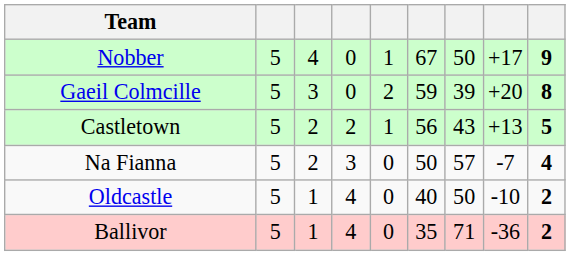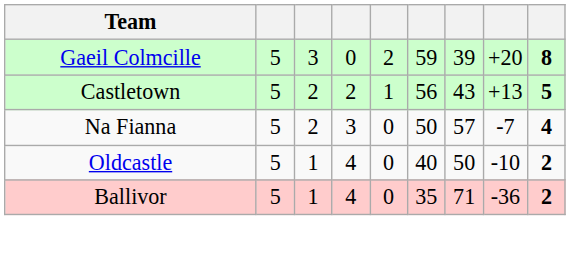- row: (131, 57)
